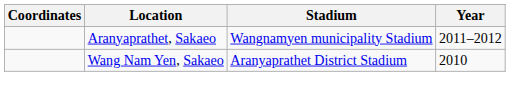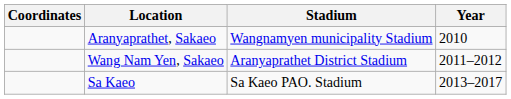(470, 37) 2011–2012 -> (453, 37) 2010
(453, 60) 2010 -> (470, 60) 2011–2012
+ row: (111, 82)
